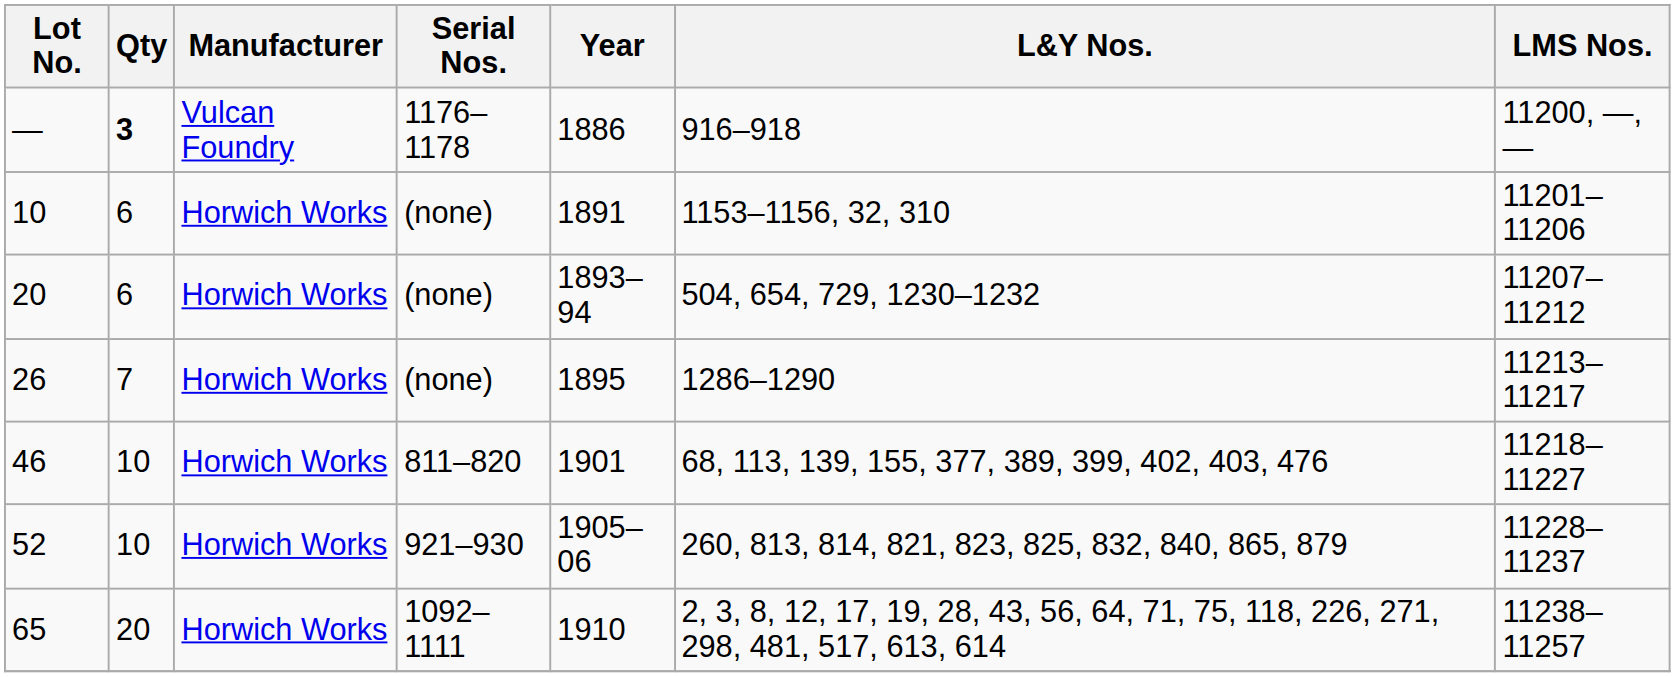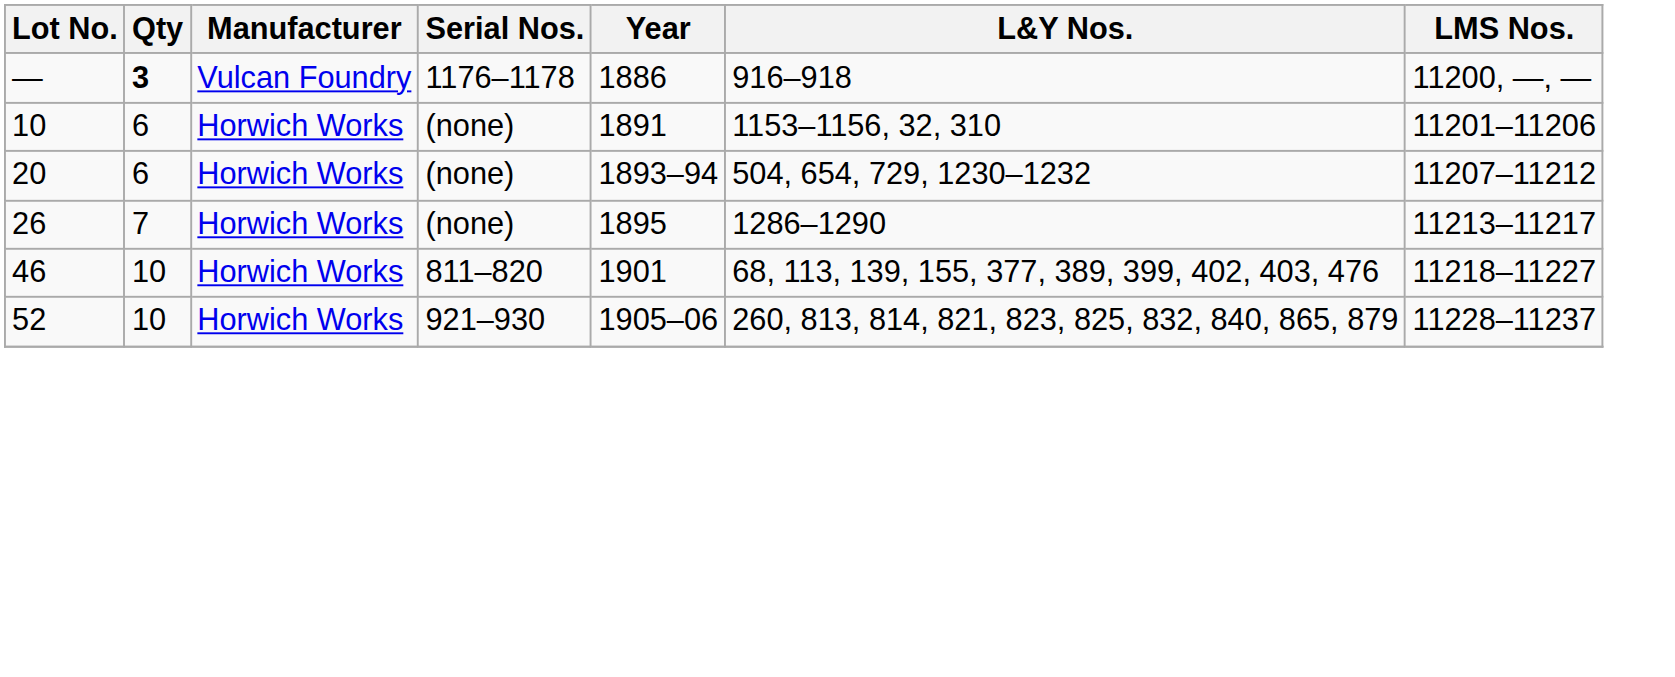- row: (29, 629)
